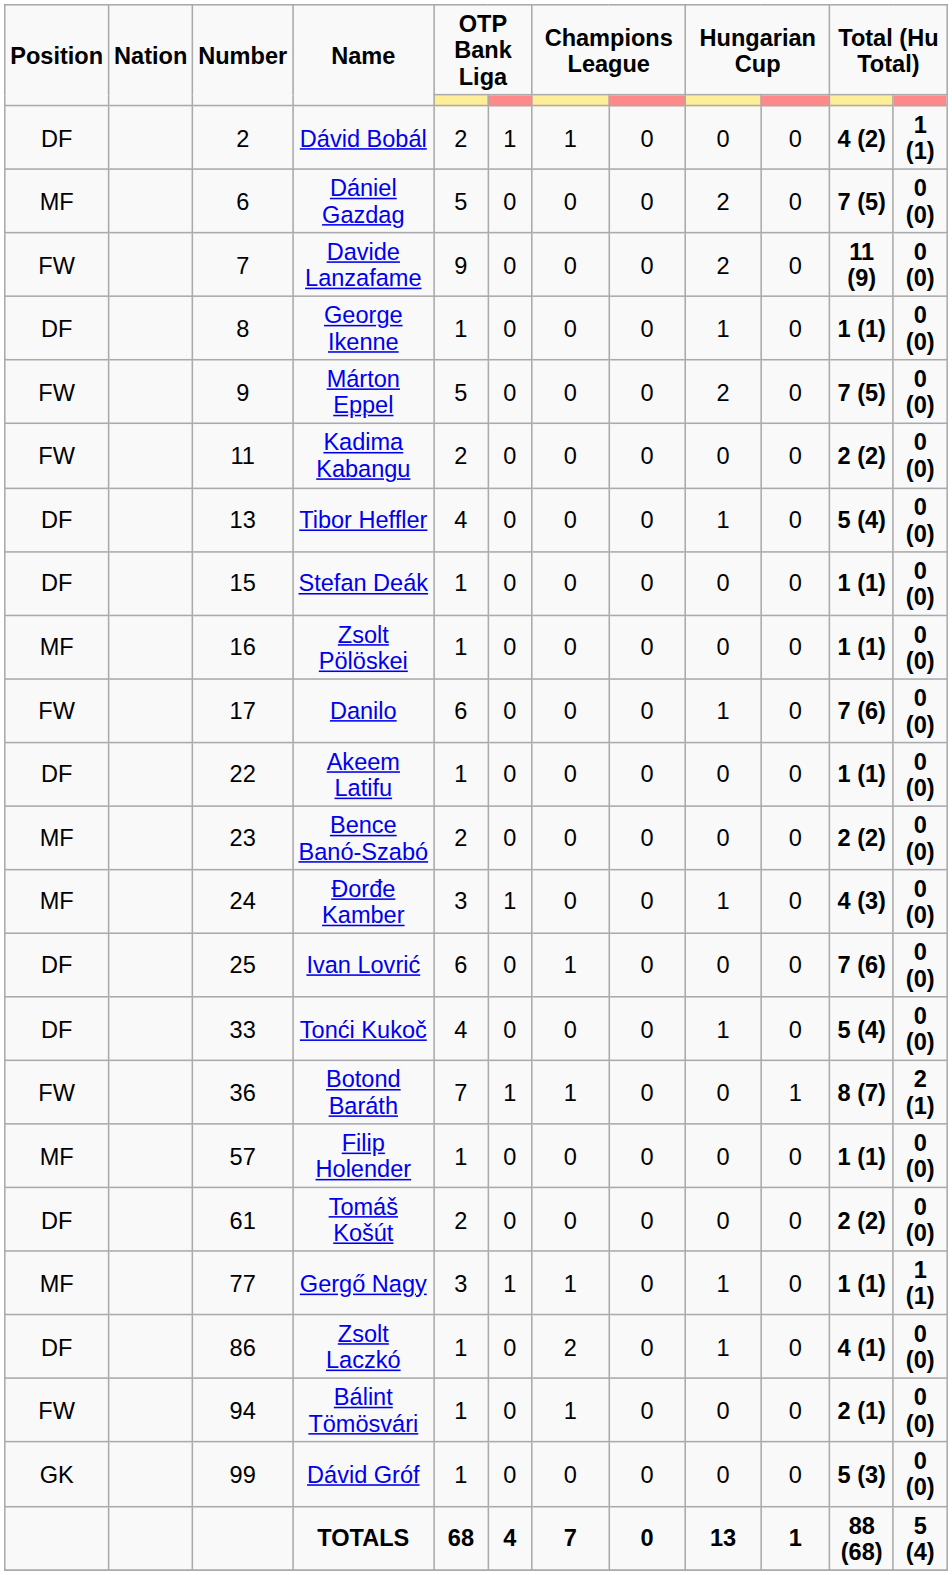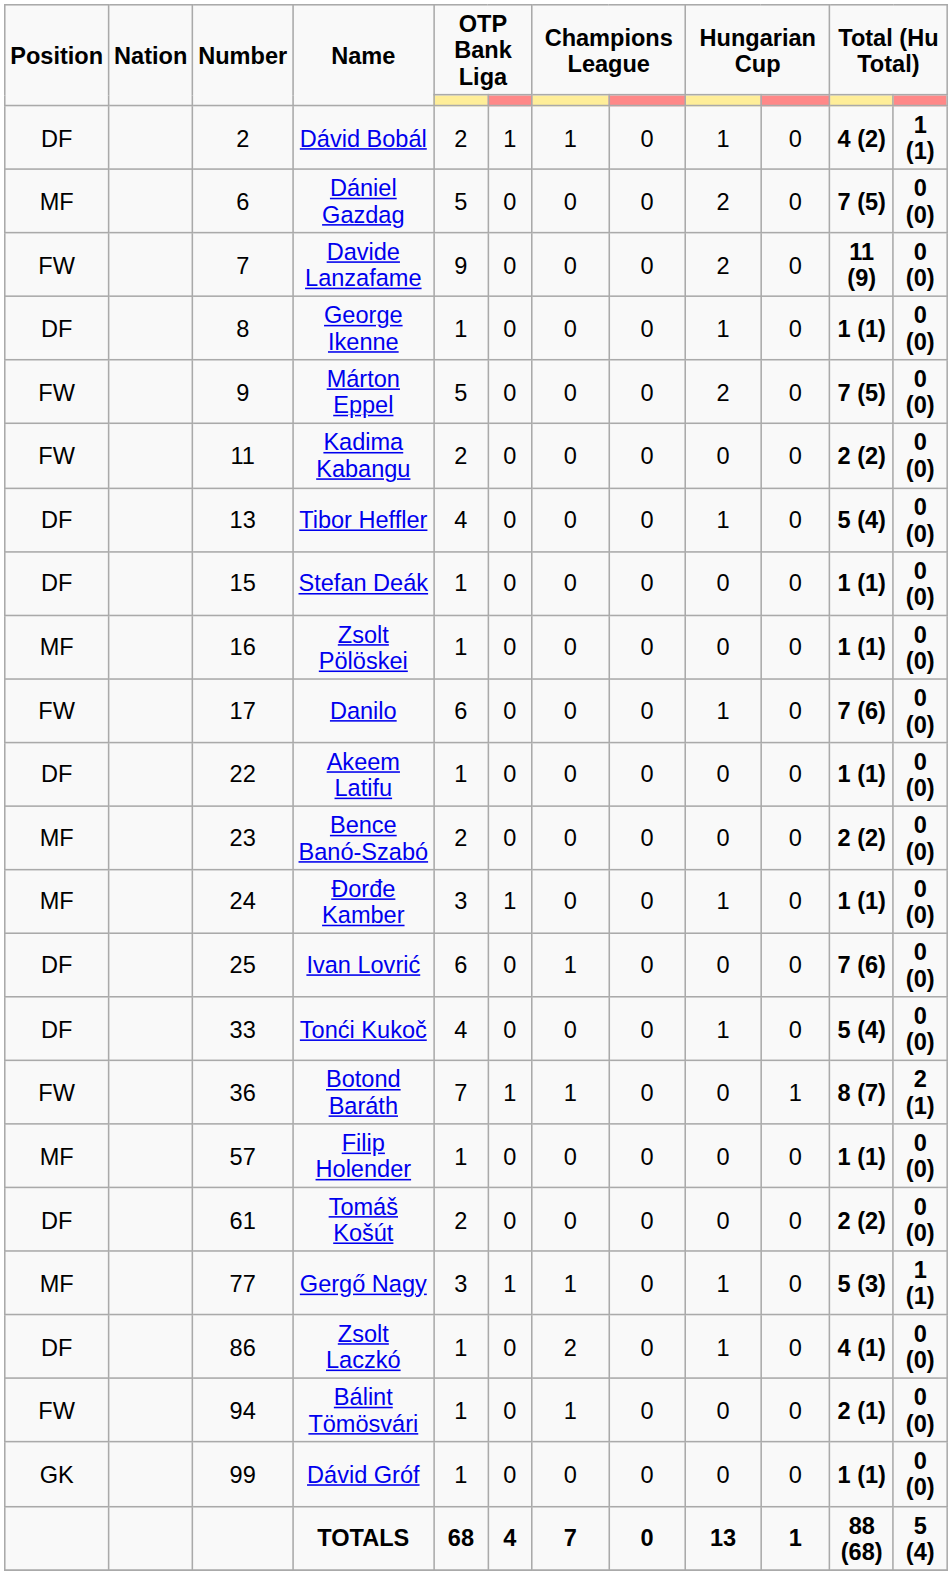(723, 138) 0 -> (723, 138) 1
(862, 901) 4 (3) -> (862, 901) 1 (1)
(862, 1283) 1 (1) -> (862, 1283) 5 (3)
(862, 1474) 5 (3) -> (862, 1474) 1 (1)
